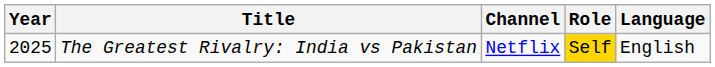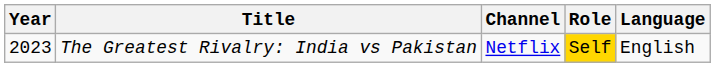(30, 48) 2025 -> (30, 48) 2023
